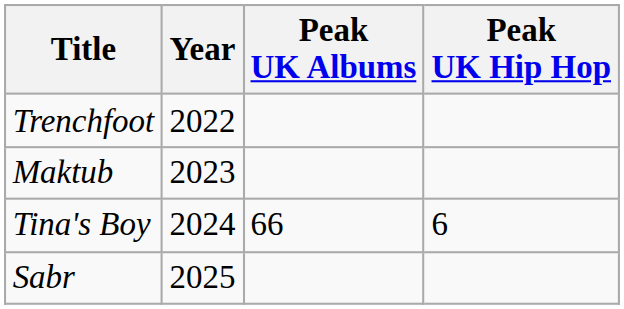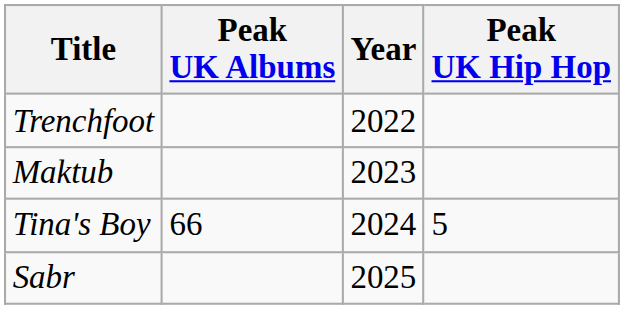columns swapped: (202, 49) <-> (333, 49)
(440, 224) 6 -> (440, 224) 5
